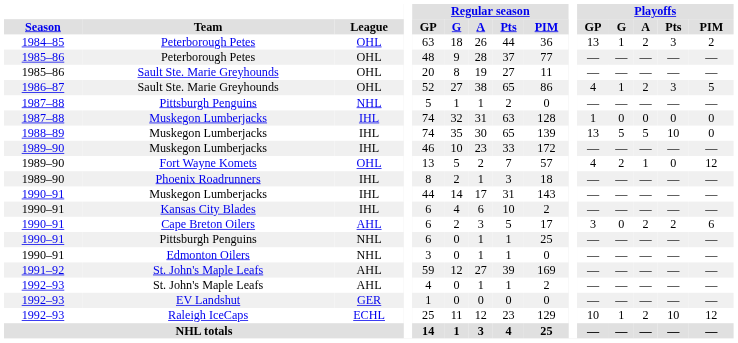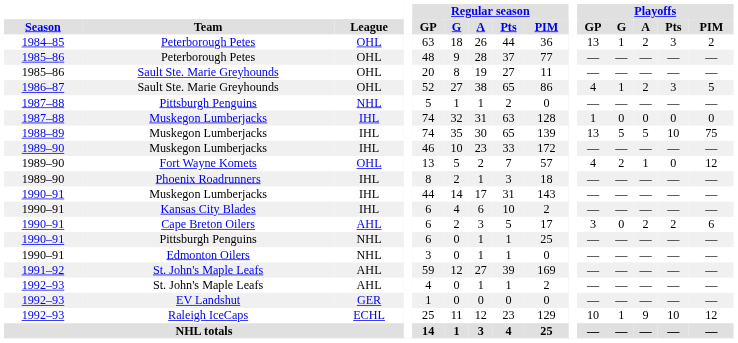(711, 133) 0 -> (711, 133) 75
(646, 315) 2 -> (646, 315) 9
